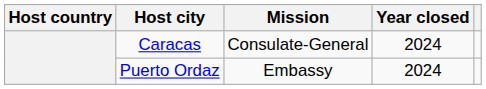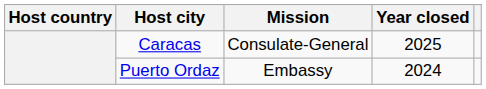(423, 44) 2024 -> (423, 44) 2025
